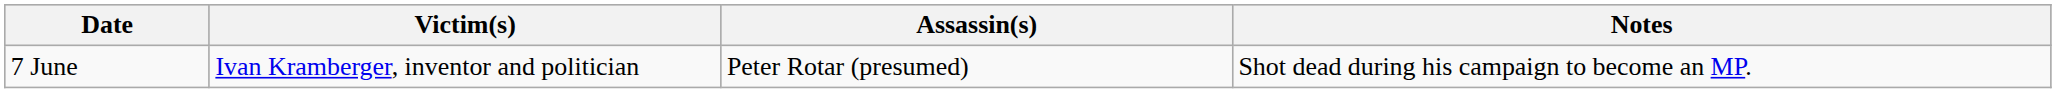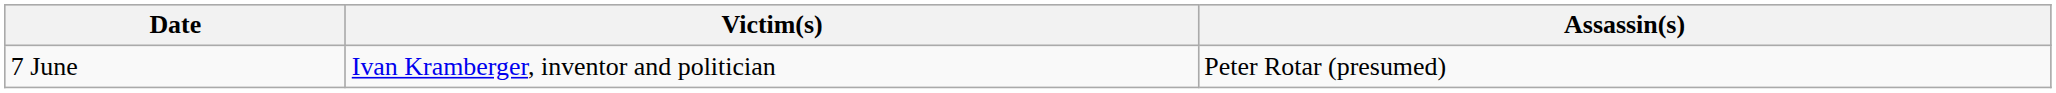- column: (1642, 25)
